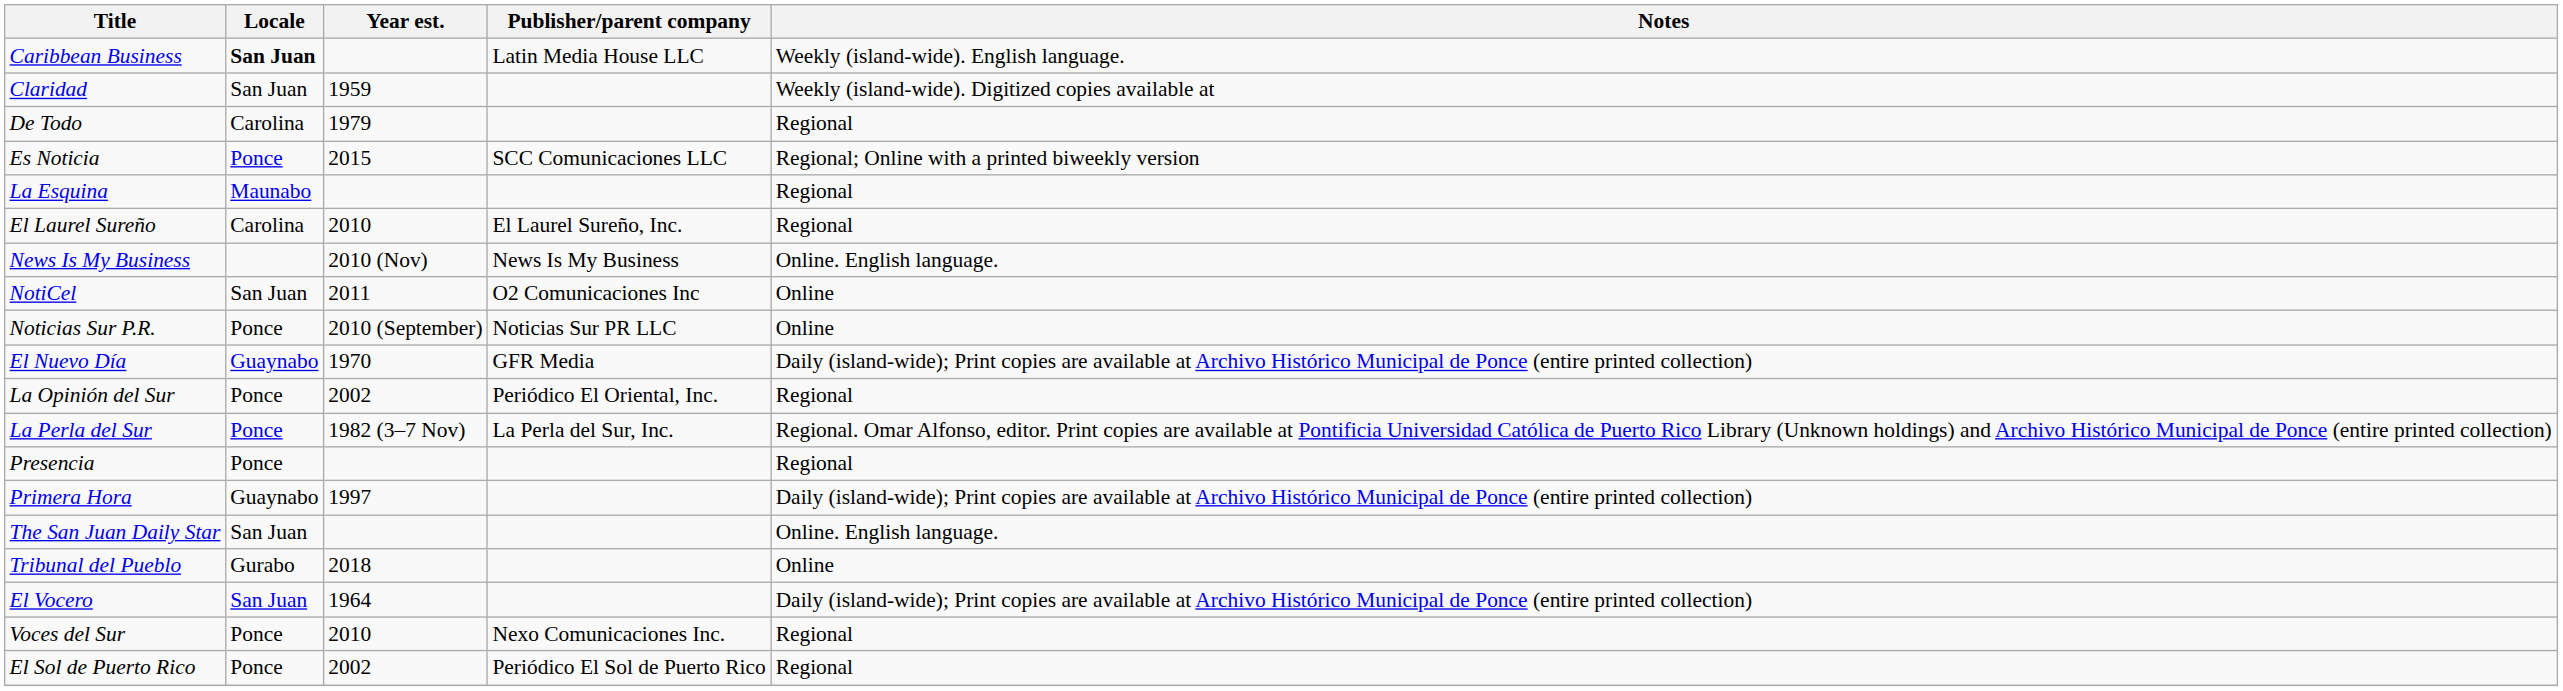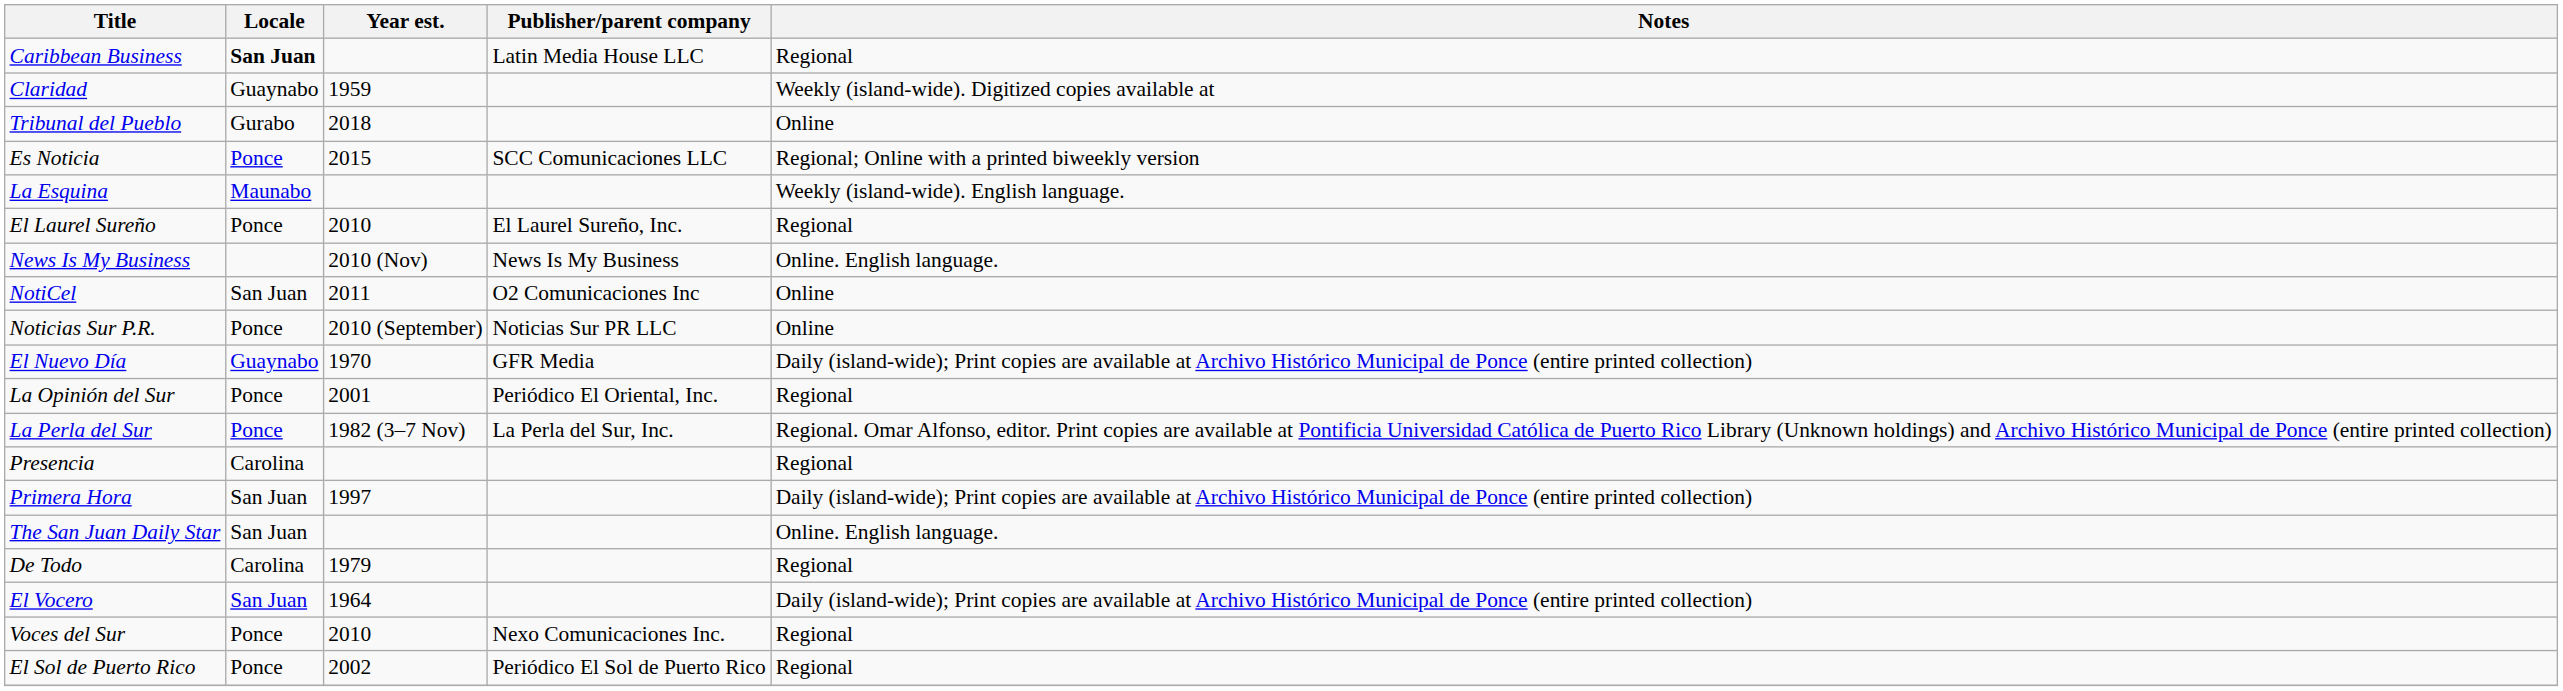(950, 55) Weekly (island-wide). English language. -> (814, 55) Regional
(269, 89) San Juan -> (274, 89) Guaynabo
rows swapped: (46, 123) <-> (95, 565)
(814, 191) Regional -> (950, 191) Weekly (island-wide). English language.
(267, 225) Carolina -> (257, 225) Ponce
(350, 395) 2002 -> (350, 395) 2001
(257, 463) Ponce -> (267, 463) Carolina
(274, 497) Guaynabo -> (269, 497) San Juan
